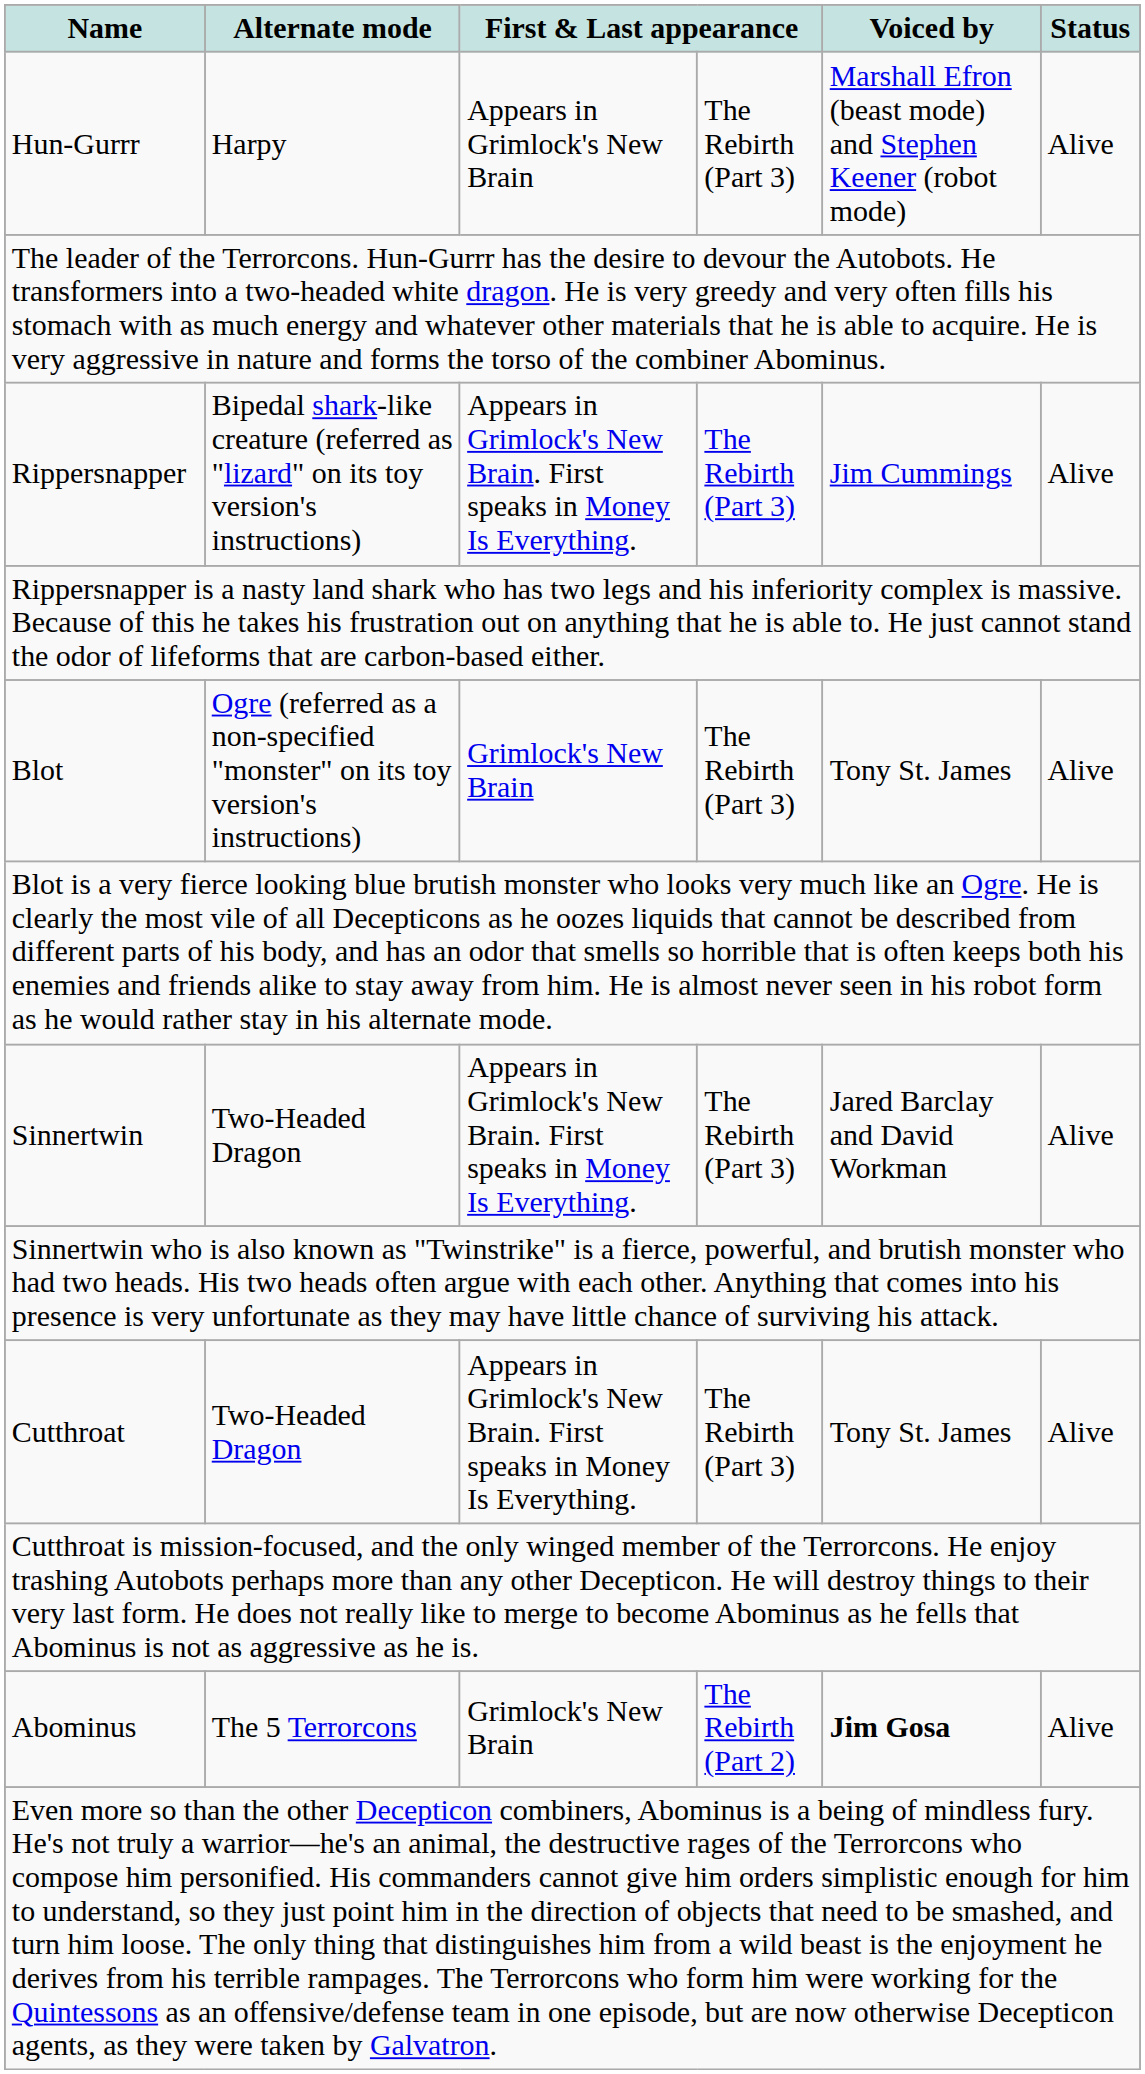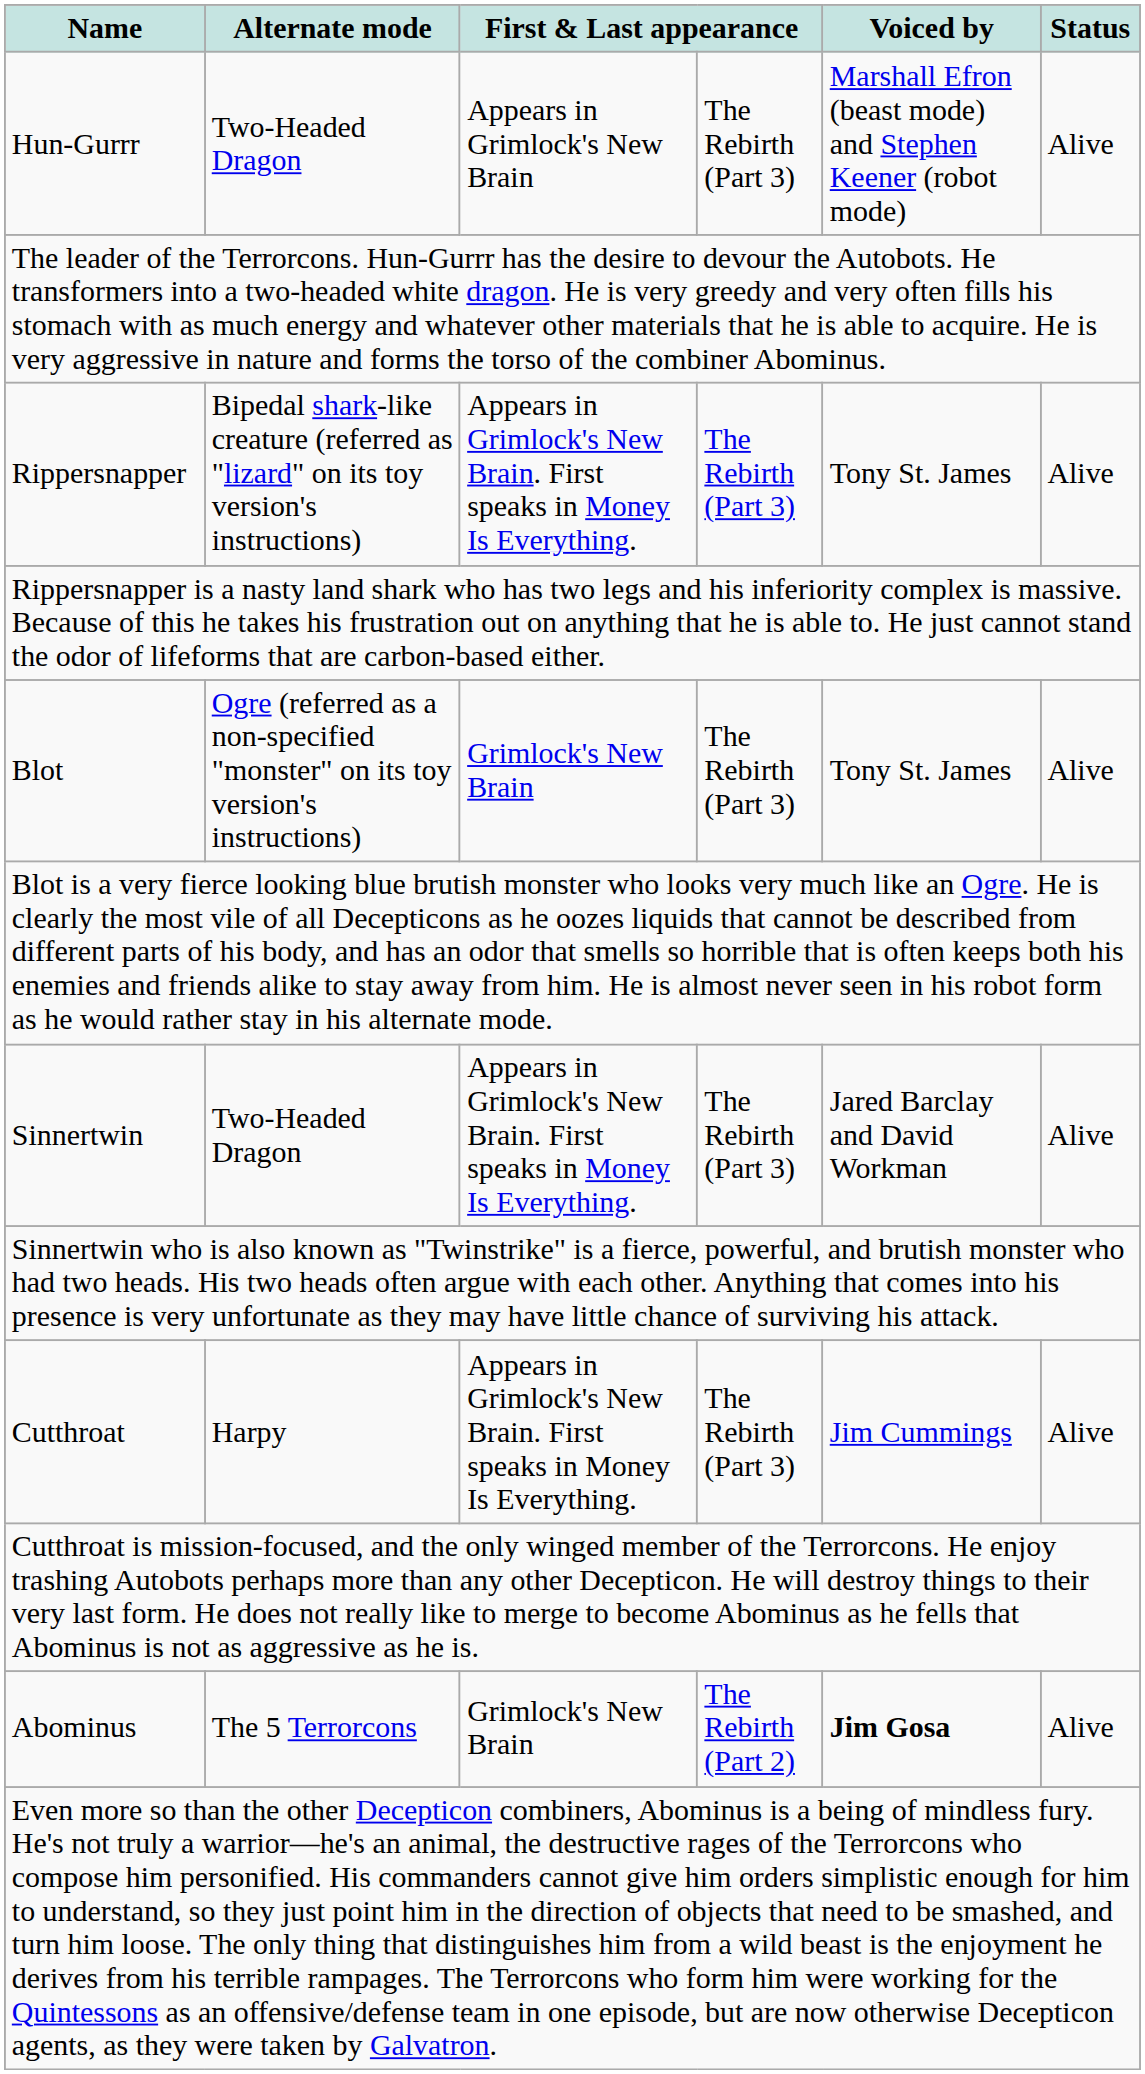(249, 142) Harpy -> (289, 142) Two-Headed Dragon
(921, 473) Jim Cummings -> (921, 473) Tony St. James
(289, 1431) Two-Headed Dragon -> (249, 1431) Harpy
(921, 1431) Tony St. James -> (921, 1431) Jim Cummings
